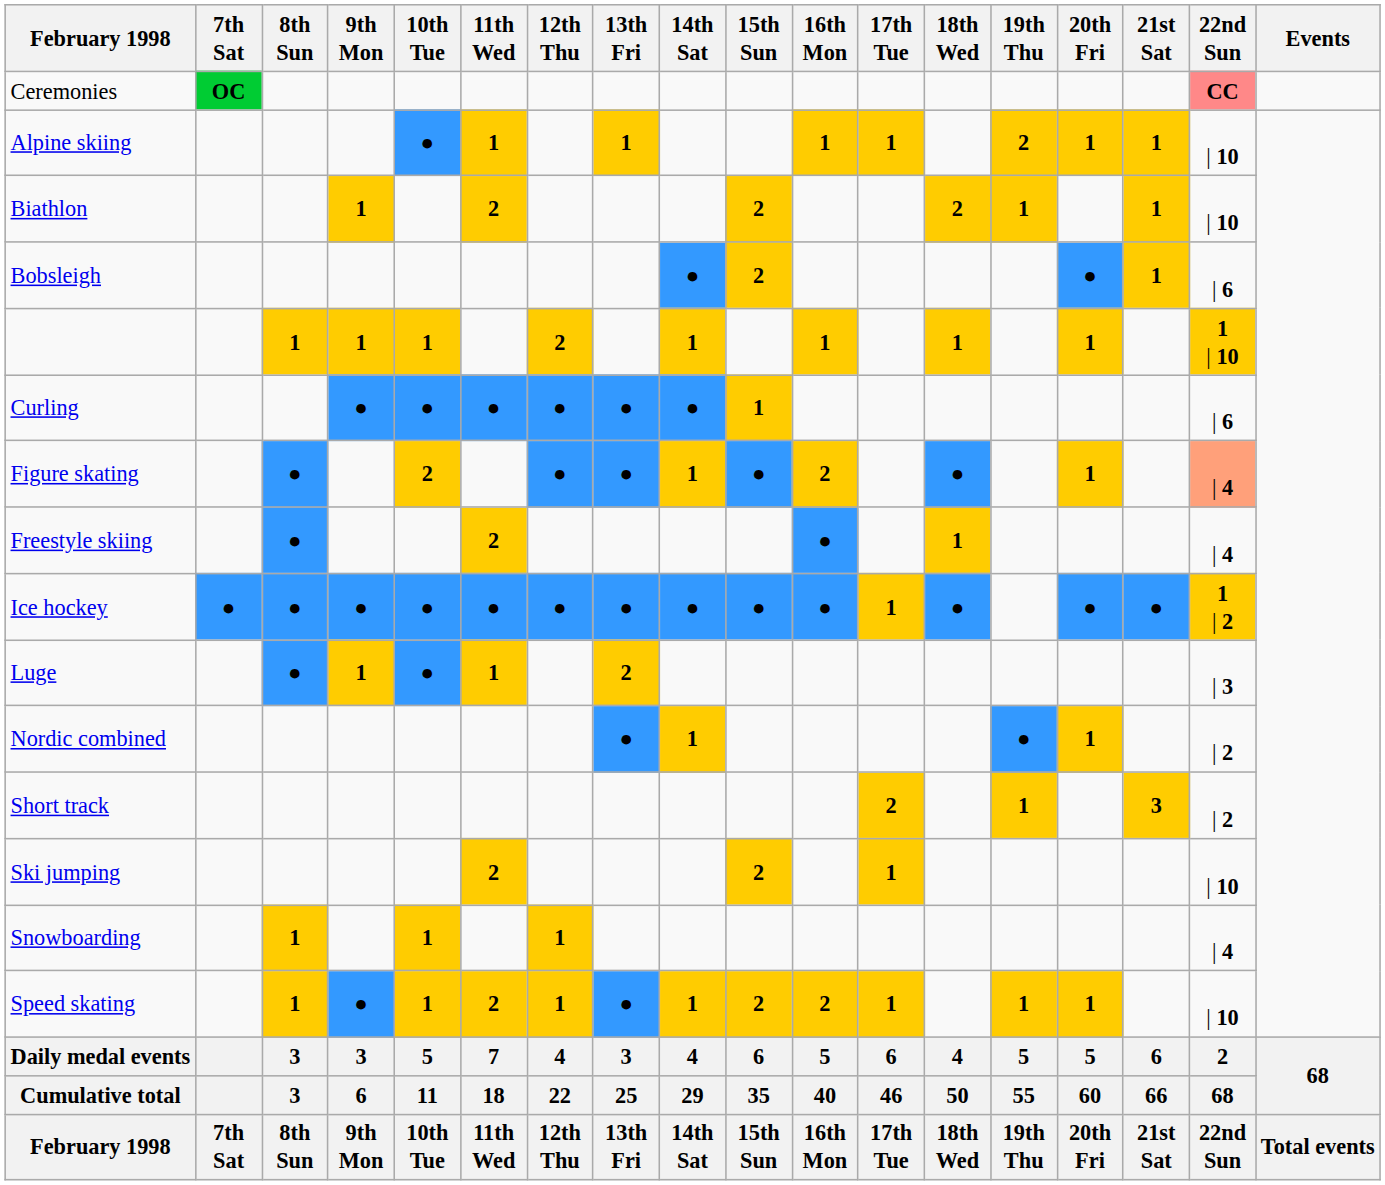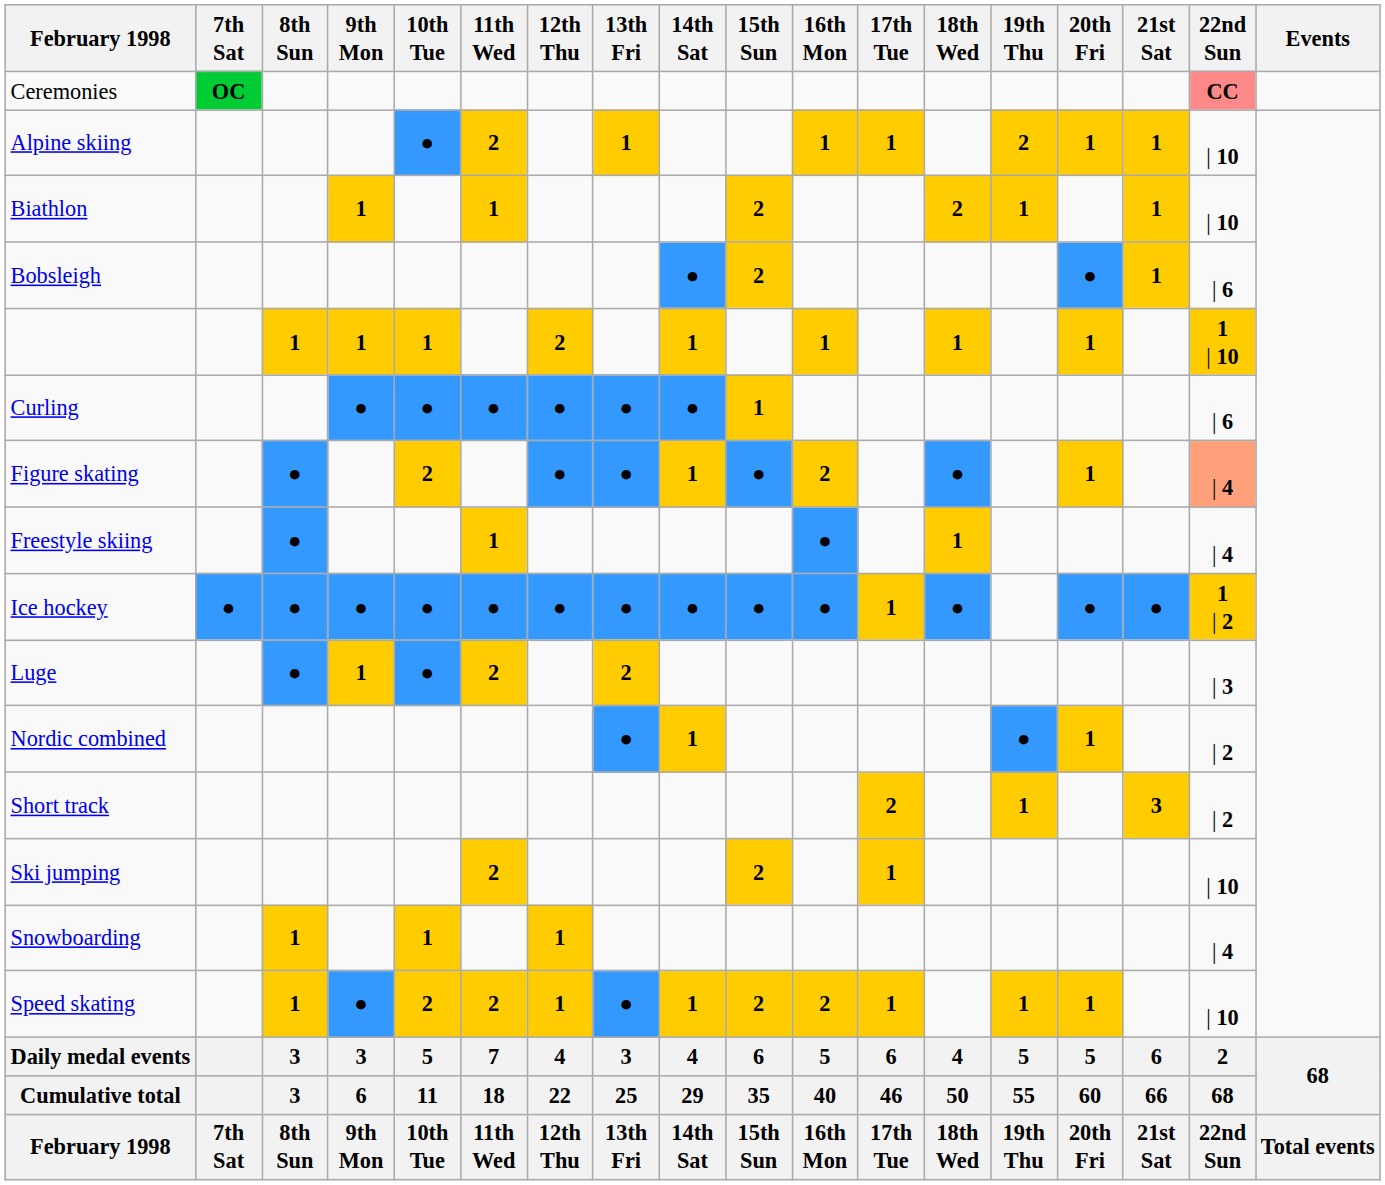(494, 143) 1 -> (494, 143) 2
(494, 209) 2 -> (494, 209) 1
(494, 540) 2 -> (494, 540) 1
(494, 673) 1 -> (494, 673) 2
(427, 1004) 1 -> (427, 1004) 2
